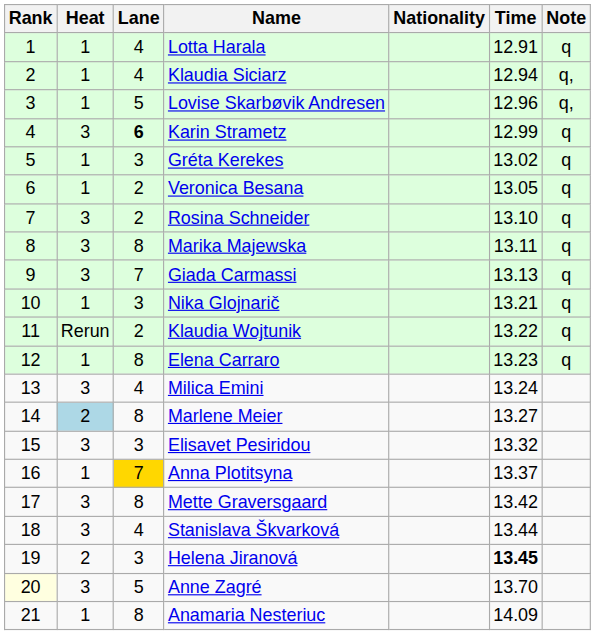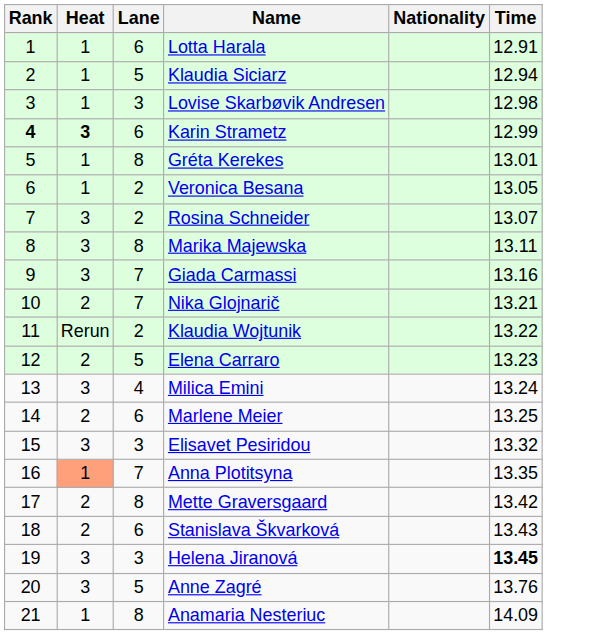- column: (566, 18)
(139, 47) 4 -> (139, 47) 6
(139, 75) 4 -> (139, 75) 5
(139, 103) 5 -> (139, 103) 3
(516, 103) 12.96 -> (516, 103) 12.98
(31, 132) normal -> (31, 132) bold
(85, 132) normal -> (85, 132) bold
(139, 132) bold -> (139, 132) normal
(139, 160) 3 -> (139, 160) 8
(516, 160) 13.02 -> (516, 160) 13.01
(516, 217) 13.10 -> (516, 217) 13.07
(516, 274) 13.13 -> (516, 274) 13.16
(85, 302) 1 -> (85, 302) 2
(139, 302) 3 -> (139, 302) 7
(85, 359) 1 -> (85, 359) 2
(139, 359) 8 -> (139, 359) 5
(85, 416) lightblue background -> (85, 416) no background
(139, 416) 8 -> (139, 416) 6
(516, 416) 13.27 -> (516, 416) 13.25
(85, 473) no background -> (85, 473) lightsalmon background
(139, 473) gold background -> (139, 473) no background
(516, 473) 13.37 -> (516, 473) 13.35
(85, 501) 3 -> (85, 501) 2
(85, 530) 3 -> (85, 530) 2
(139, 530) 4 -> (139, 530) 6
(516, 530) 13.44 -> (516, 530) 13.43
(85, 558) 2 -> (85, 558) 3
(31, 587) lightyellow background -> (31, 587) no background
(516, 587) 13.70 -> (516, 587) 13.76
